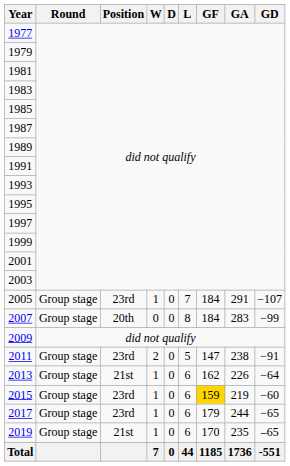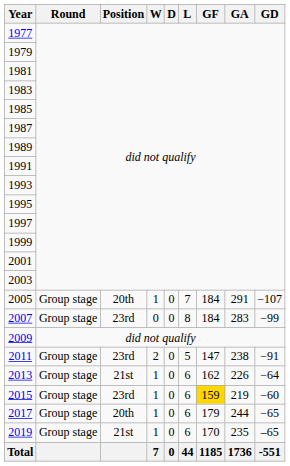(123, 299) 23rd -> (123, 299) 20th
(123, 318) 20th -> (123, 318) 23rd
(123, 413) 23rd -> (123, 413) 20th
